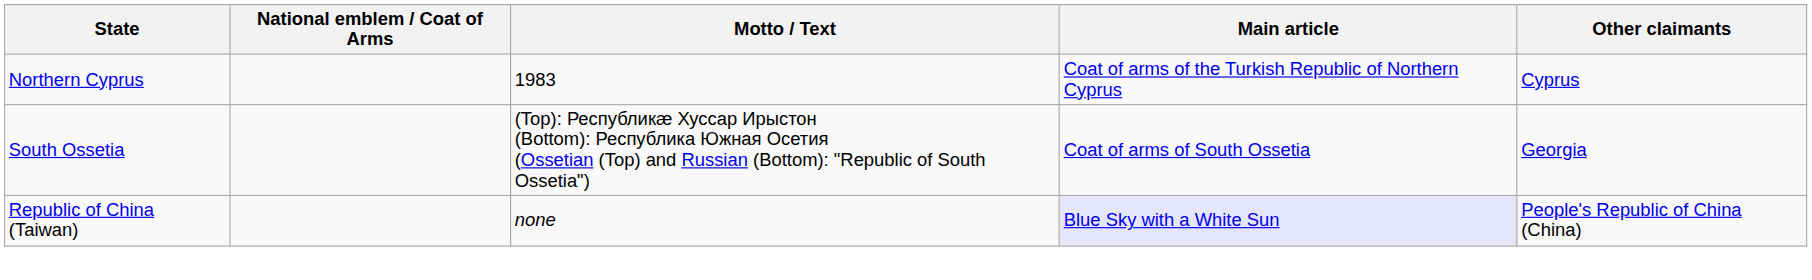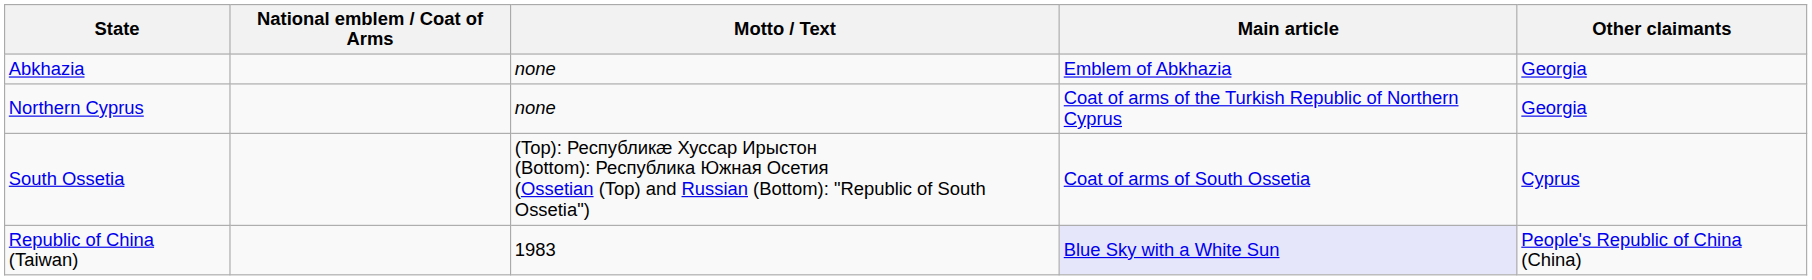+ row: (47, 68)
(535, 79) 1983 -> (535, 108) none
(1550, 79) Cyprus -> (1554, 108) Georgia
(1554, 149) Georgia -> (1550, 179) Cyprus
(535, 220) none -> (535, 249) 1983
